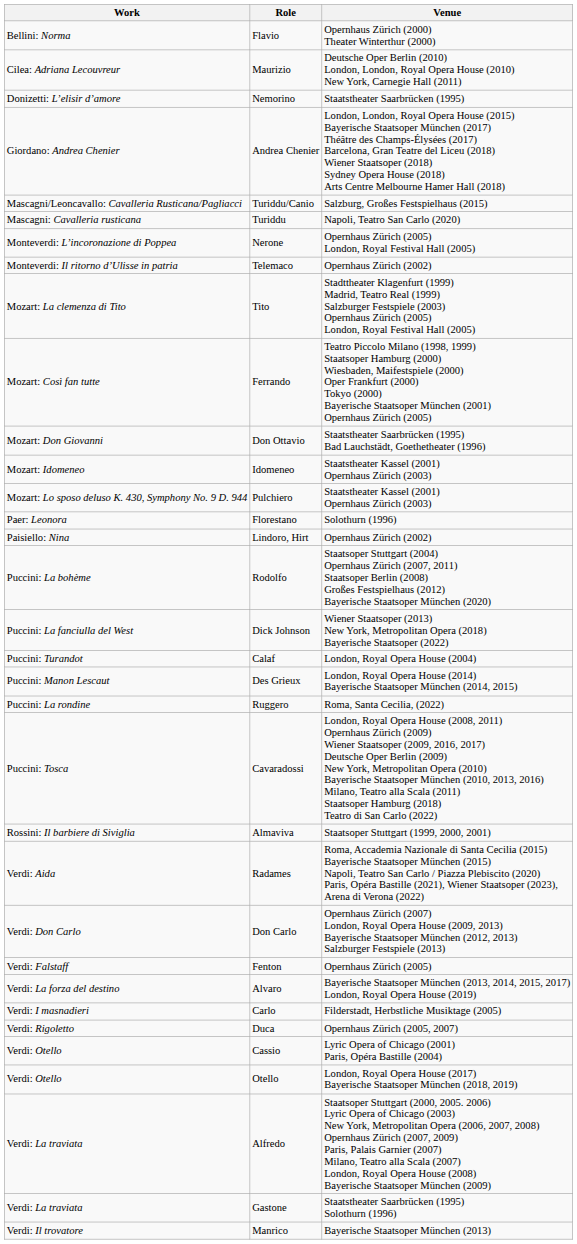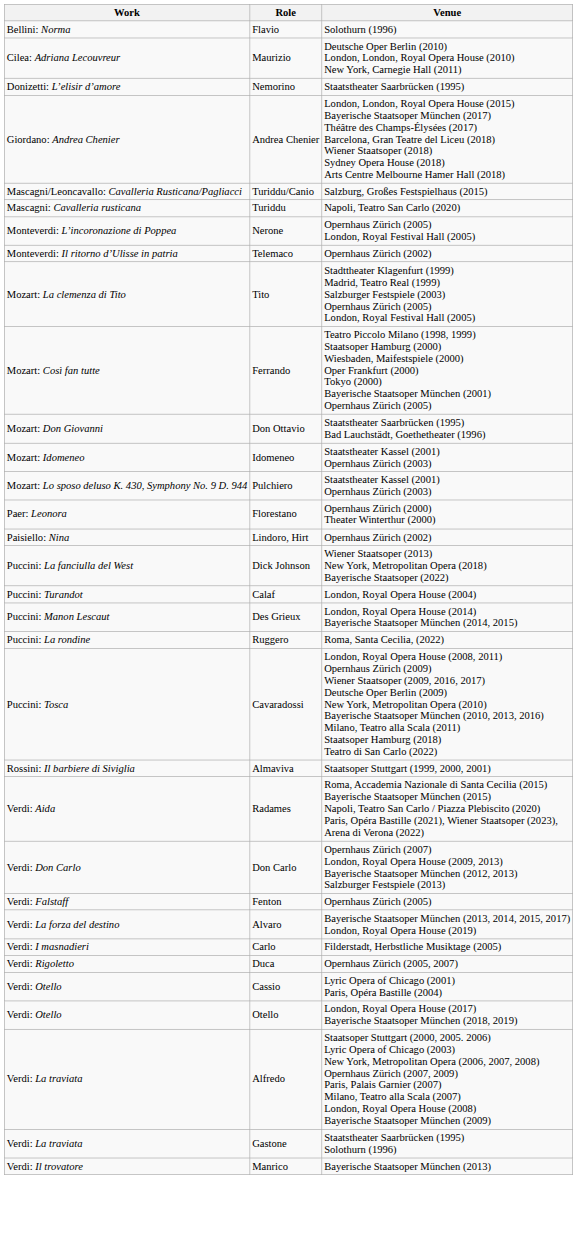(380, 35) Opernhaus Zürich (2000) Theater Winterthur (2000) -> (360, 29) Solothurn (1996)
(360, 520) Solothurn (1996) -> (380, 514) Opernhaus Zürich (2000) Theater Winterthur (2000)
- row: (269, 577)
